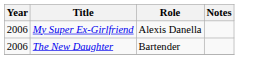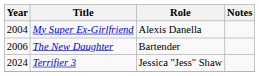(17, 29) 2006 -> (17, 29) 2004
+ row: (54, 63)
